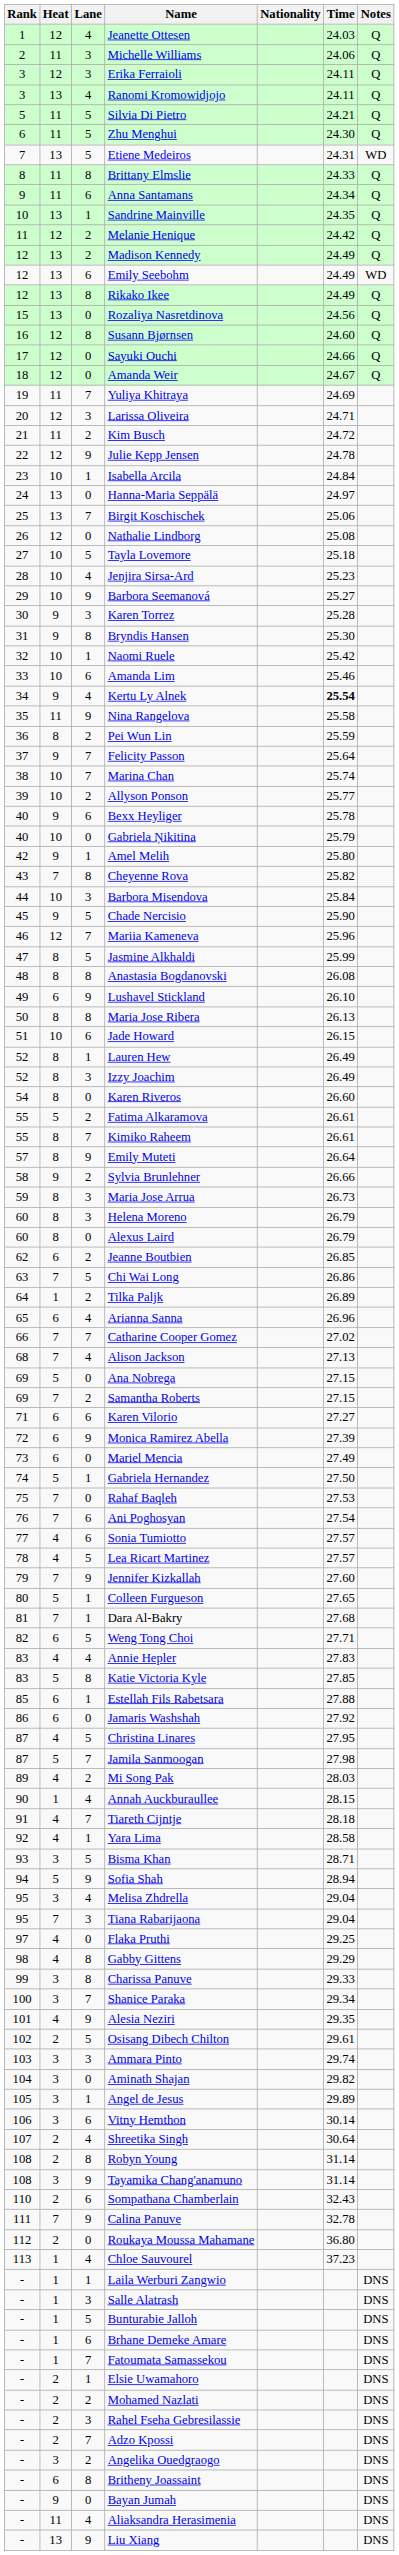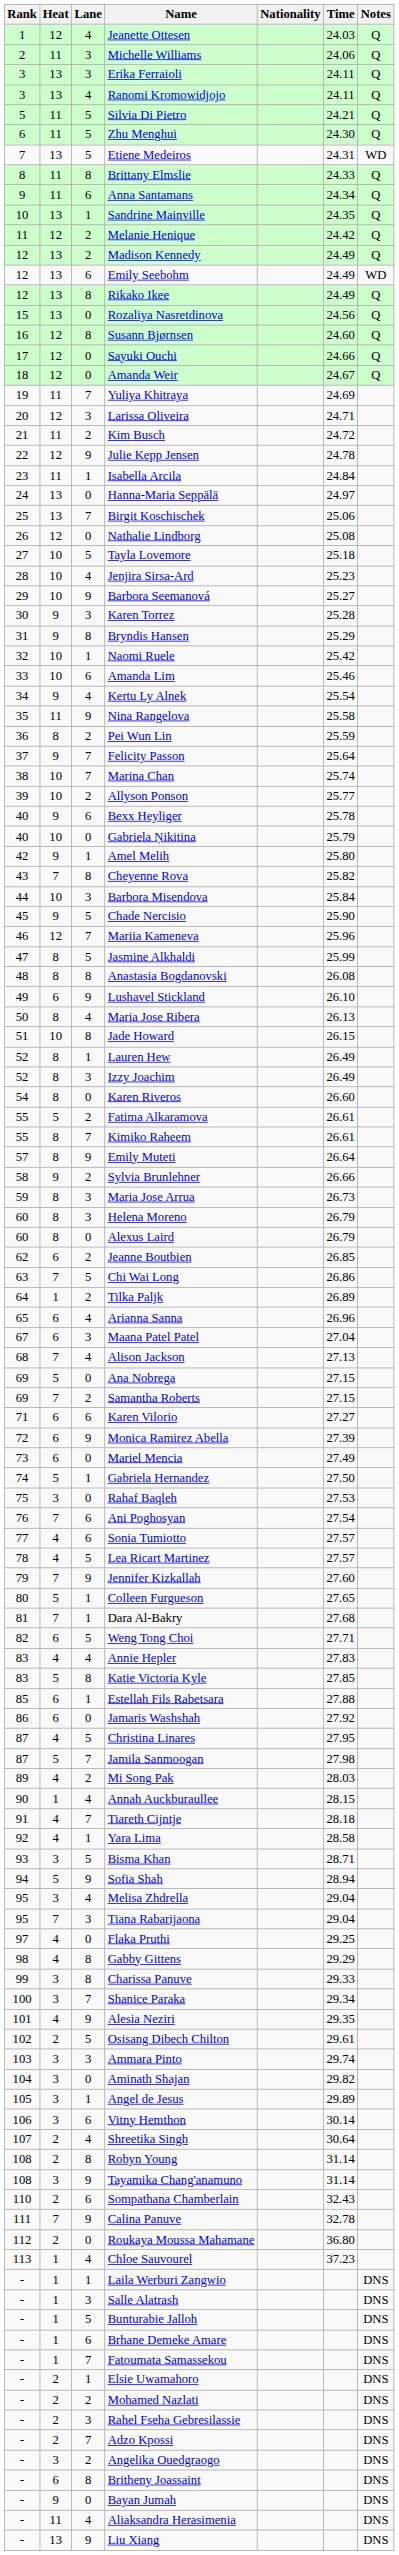(56, 74) 12 -> (56, 74) 13
(56, 475) 10 -> (56, 475) 11
(341, 635) 25.30 -> (341, 635) 25.29
(341, 696) bold -> (341, 696) normal
(88, 1016) 8 -> (88, 1016) 4
(88, 1036) 6 -> (88, 1036) 8
- row: (172, 1337)
+ row: (153, 1337)
(56, 1497) 7 -> (56, 1497) 3
